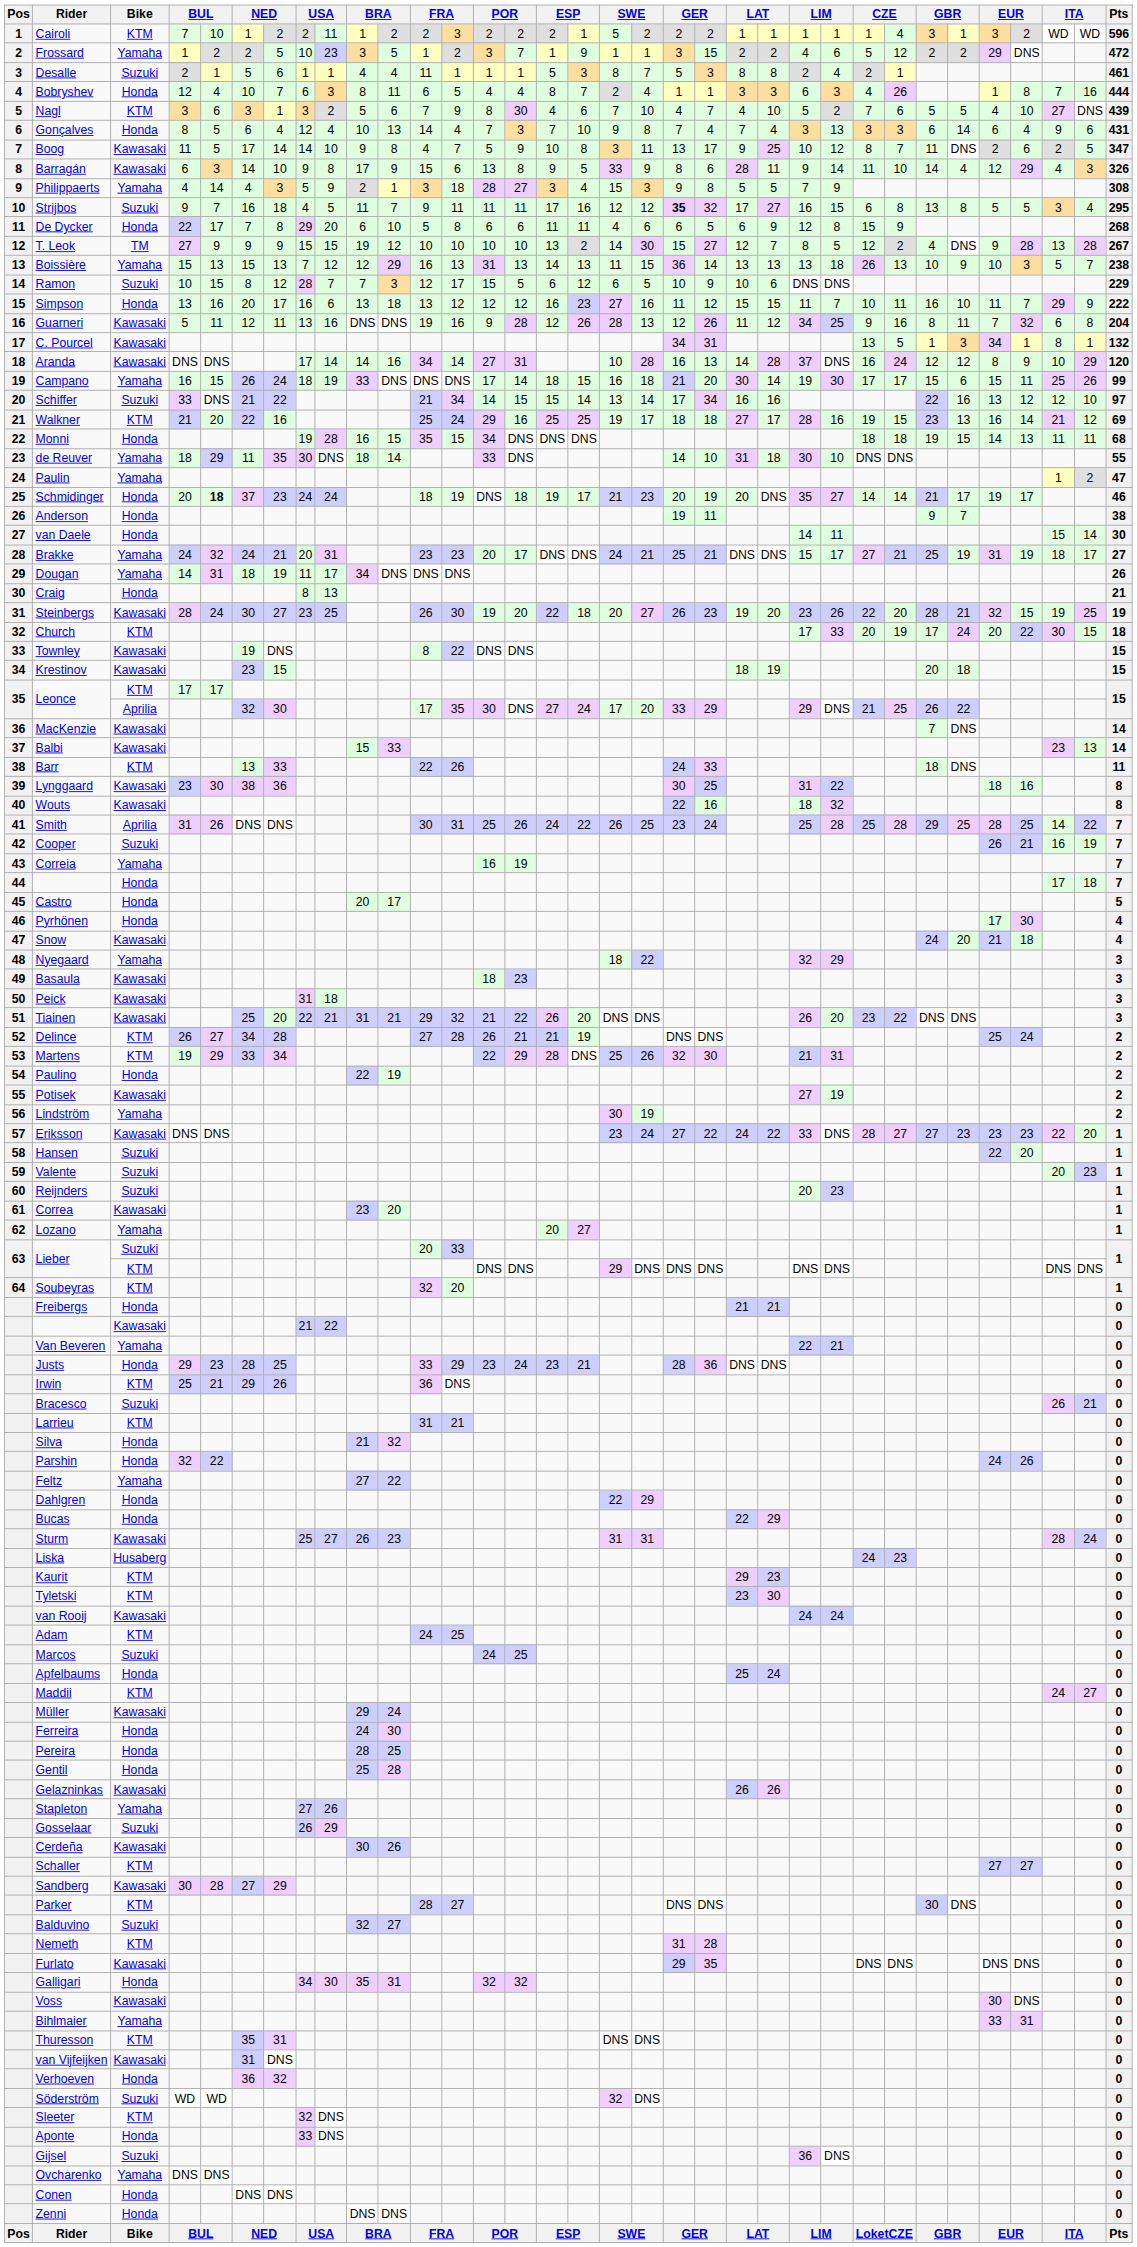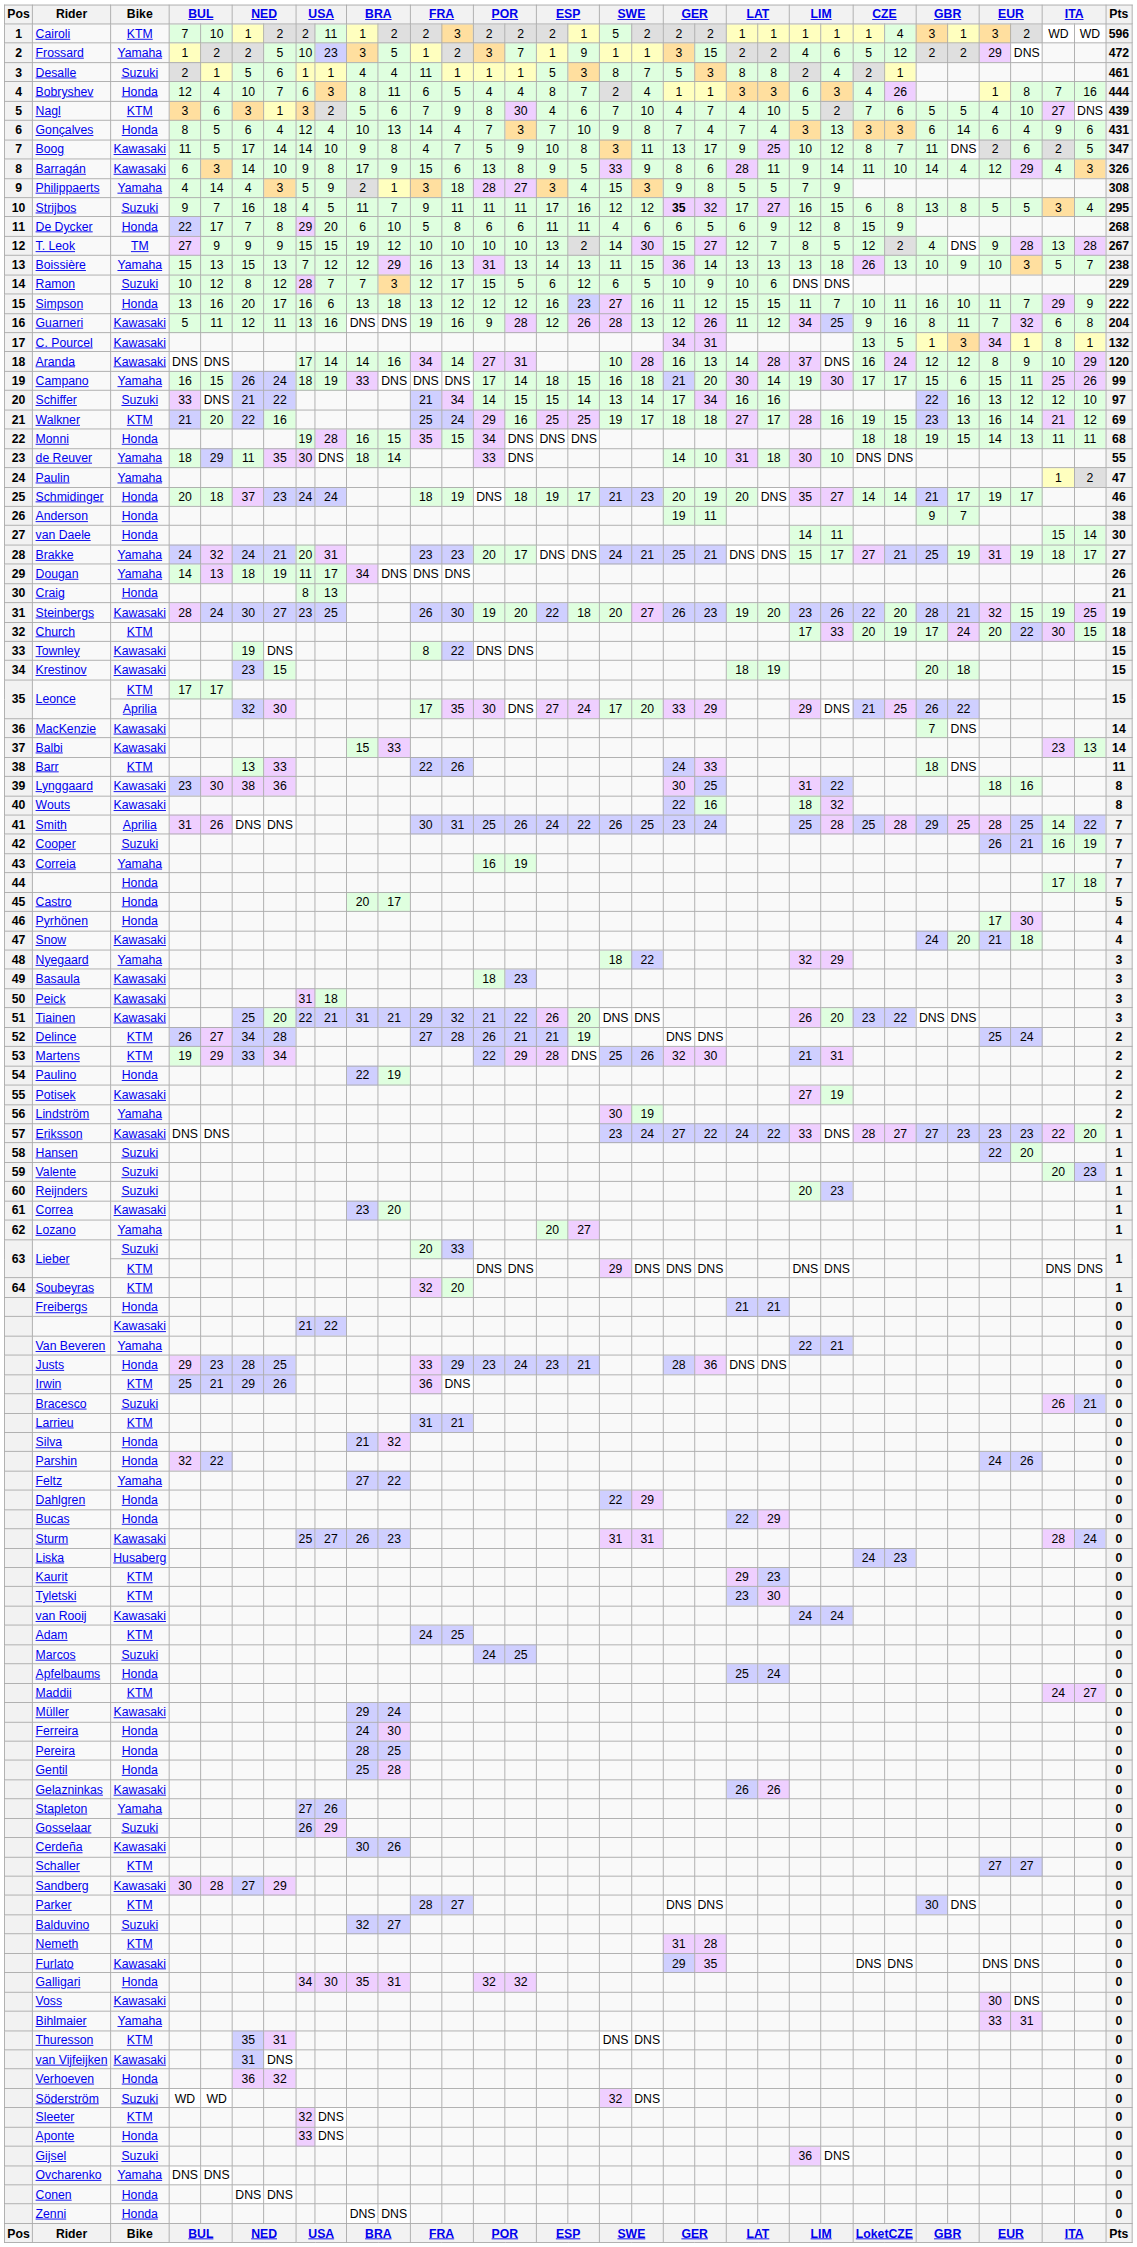(217, 284) 15 -> (217, 284) 12
(217, 497) bold -> (217, 497) normal
(217, 574) 31 -> (217, 574) 13
